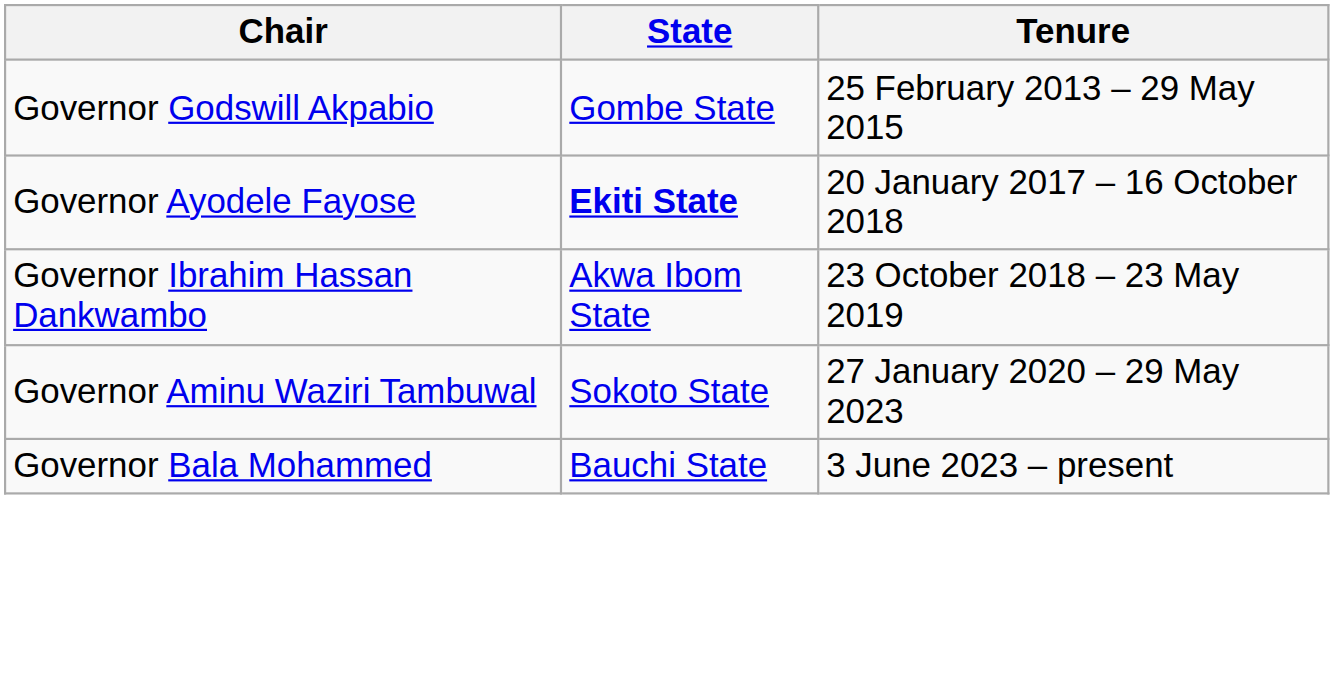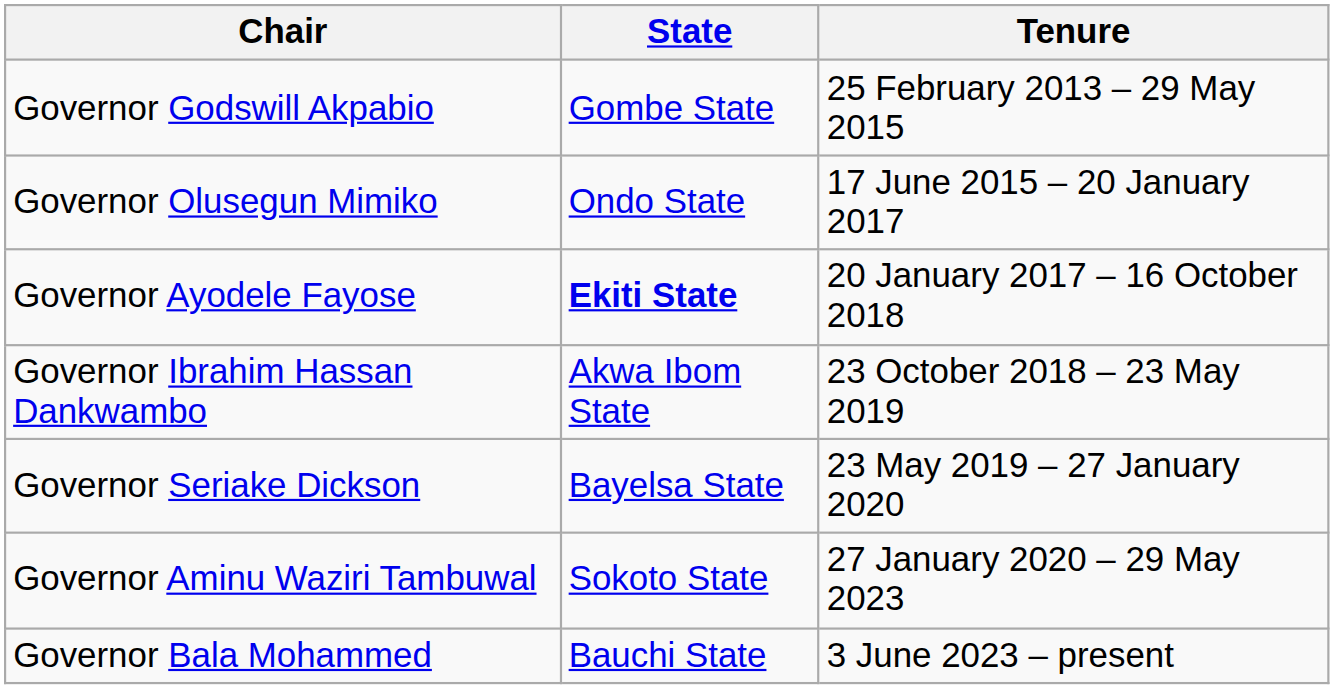+ row: (225, 201)
+ row: (217, 485)
